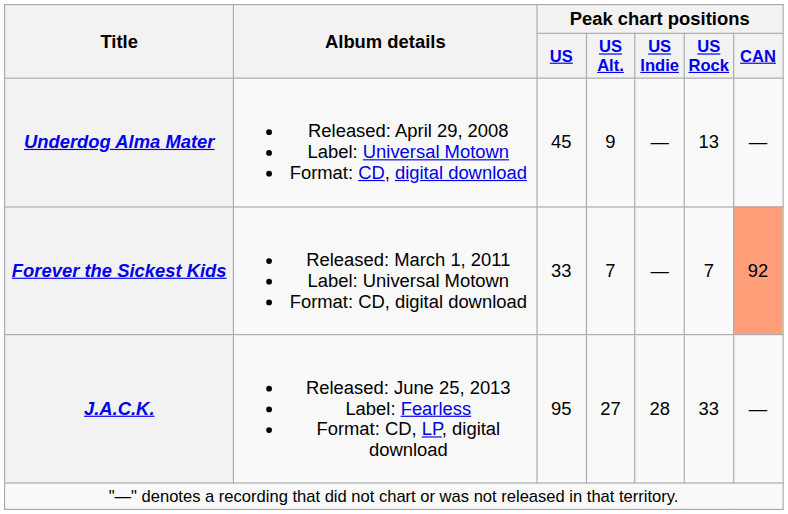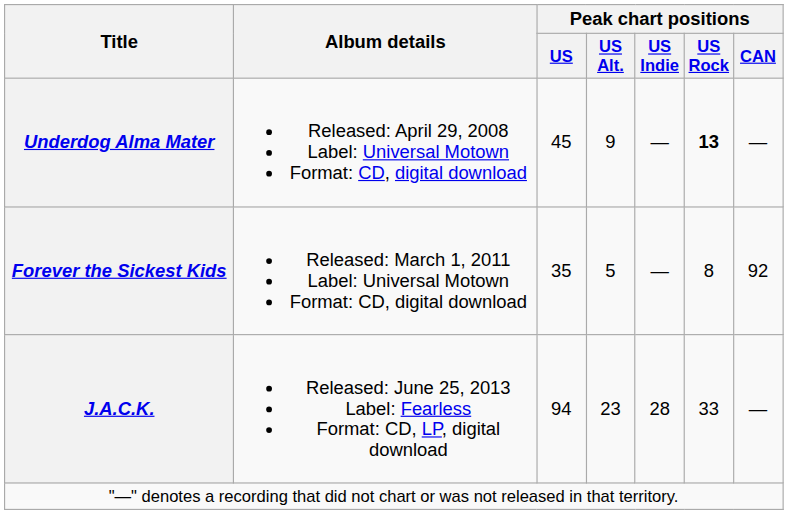(709, 142) normal -> (709, 142) bold
(561, 270) 33 -> (561, 270) 35
(610, 270) 7 -> (610, 270) 5
(709, 270) 7 -> (709, 270) 8
(758, 270) lightsalmon background -> (758, 270) no background
(561, 408) 95 -> (561, 408) 94
(610, 408) 27 -> (610, 408) 23
